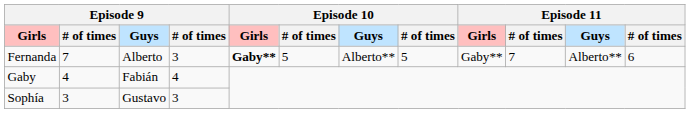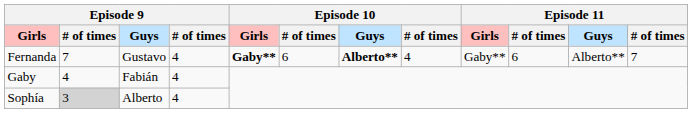(142, 56) Alberto -> (144, 56) Gustavo
(175, 56) 3 -> (175, 56) 4
(285, 56) 5 -> (285, 56) 6
(368, 56) normal -> (370, 56) bold
(404, 56) 5 -> (407, 56) 4
(512, 56) 7 -> (515, 56) 6
(631, 56) 6 -> (634, 56) 7
(66, 98) no background -> (66, 98) lightgrey background
(144, 98) Gustavo -> (142, 98) Alberto
(175, 98) 3 -> (175, 98) 4
